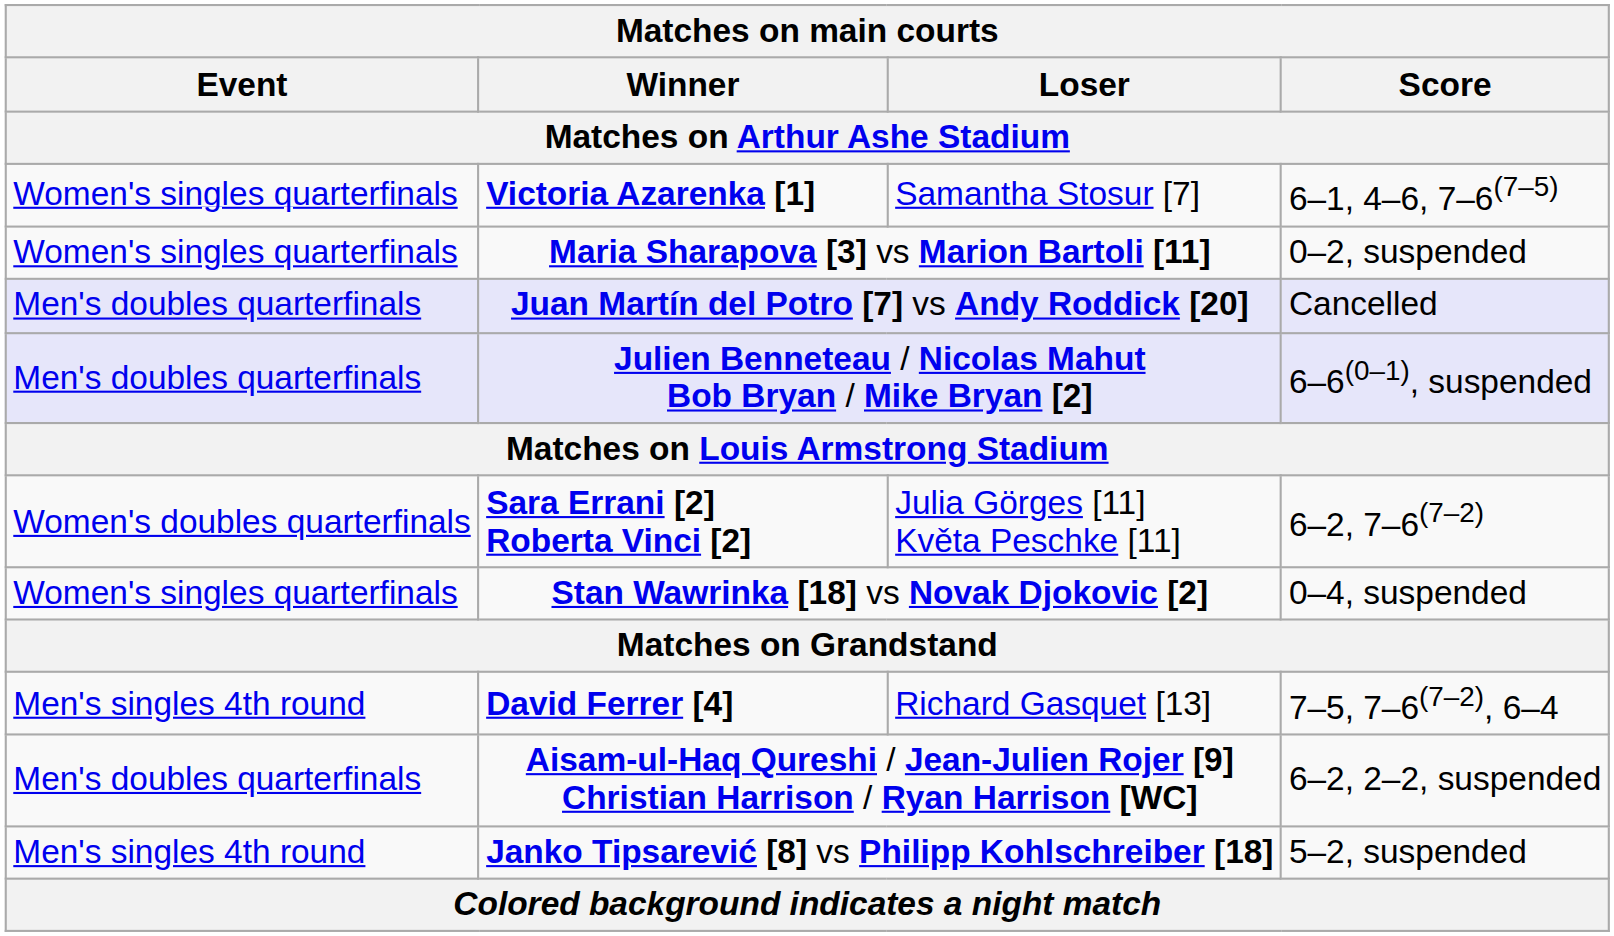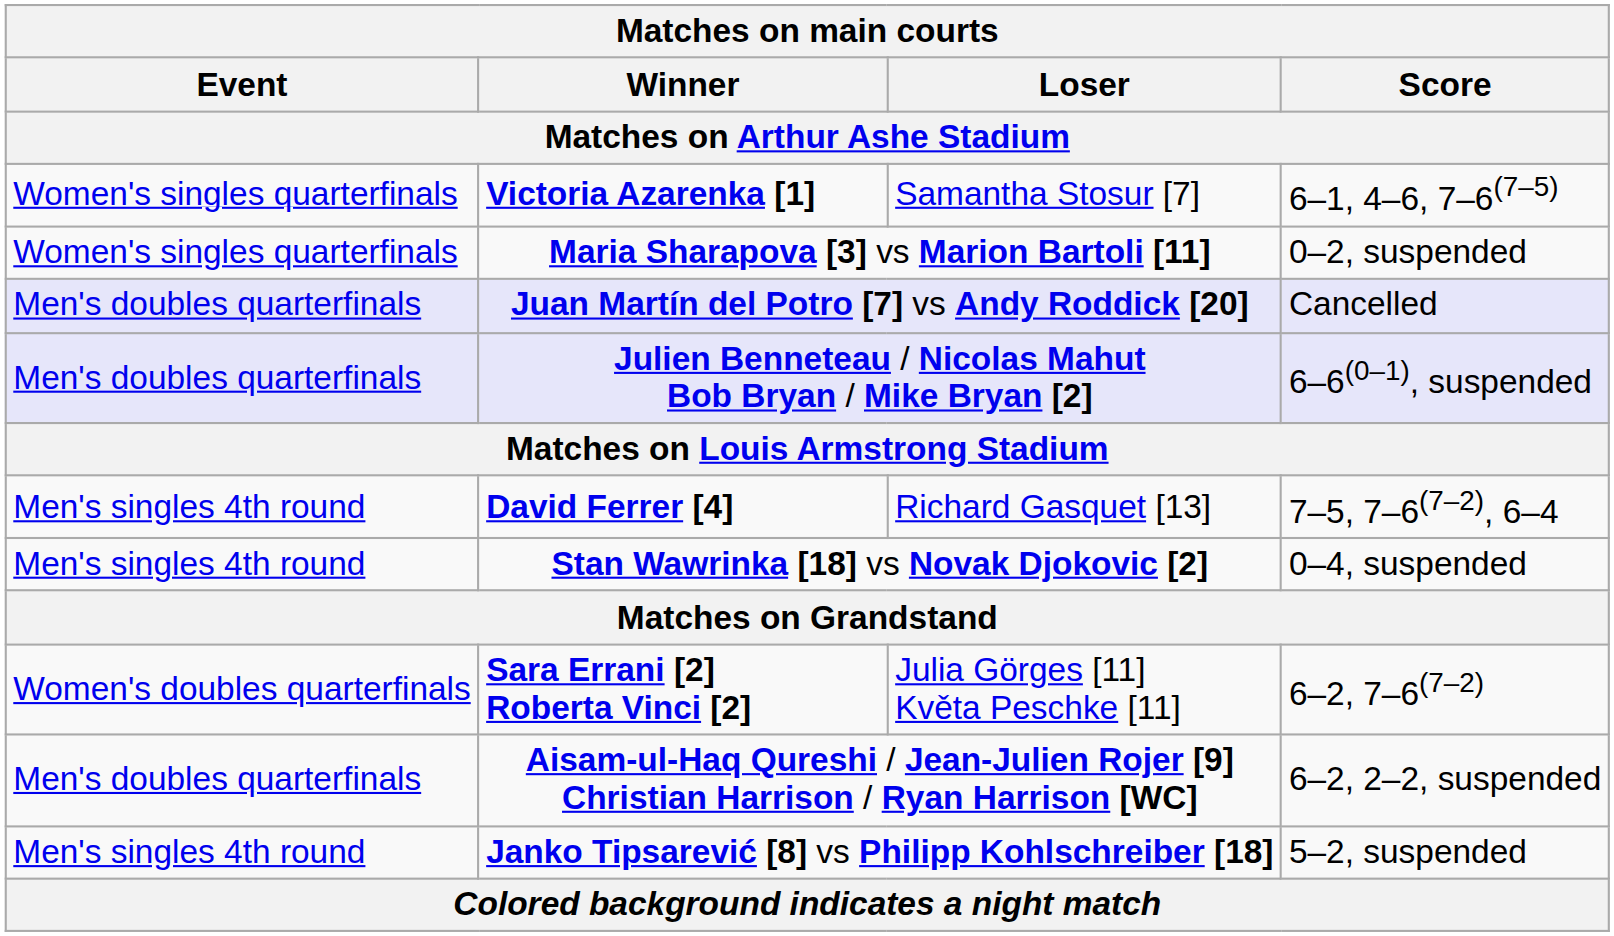rows swapped: (610, 703) <-> (619, 520)
(235, 592) Women's singles quarterfinals -> (189, 564) Men's singles 4th round
